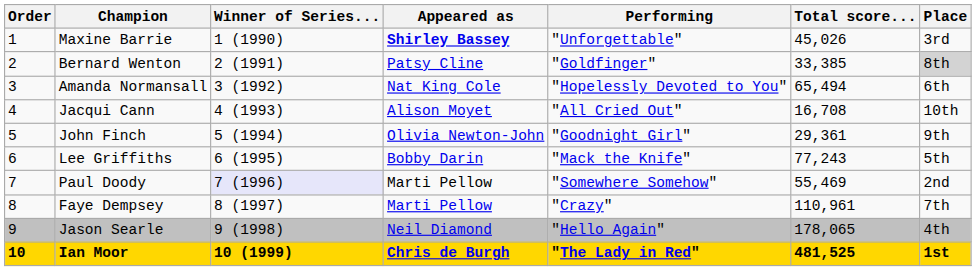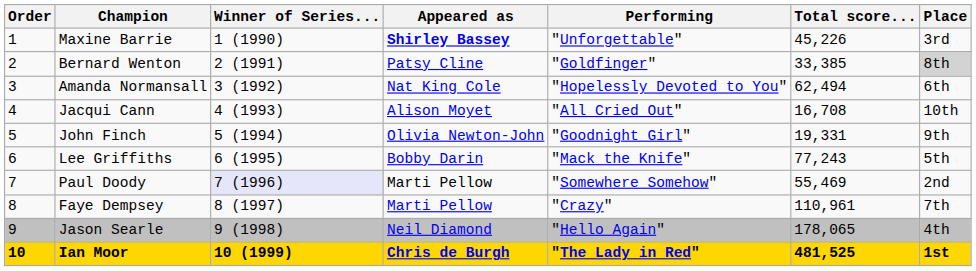(820, 40) 45,026 -> (820, 40) 45,226
(820, 88) 65,494 -> (820, 88) 62,494
(820, 135) 29,361 -> (820, 135) 19,331
